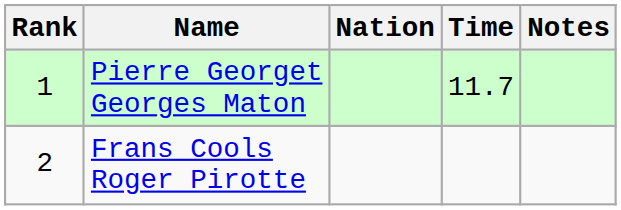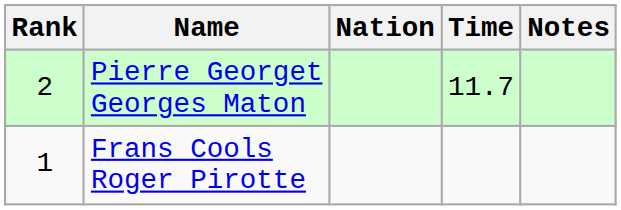(45, 88) 1 -> (45, 88) 2
(45, 165) 2 -> (45, 165) 1
